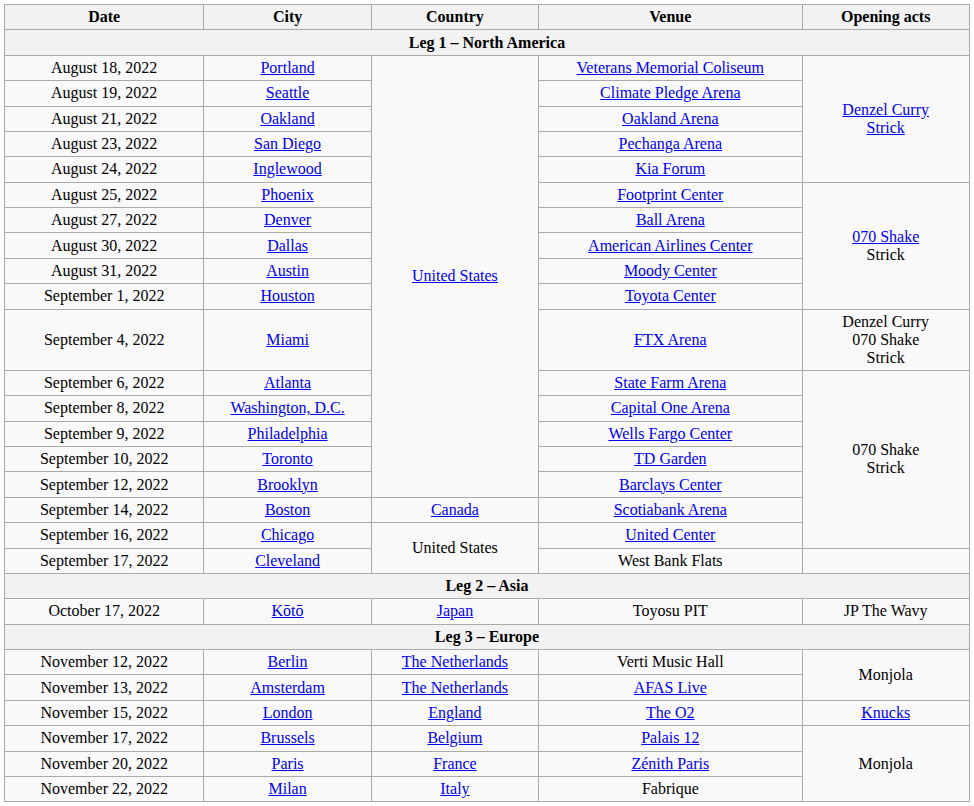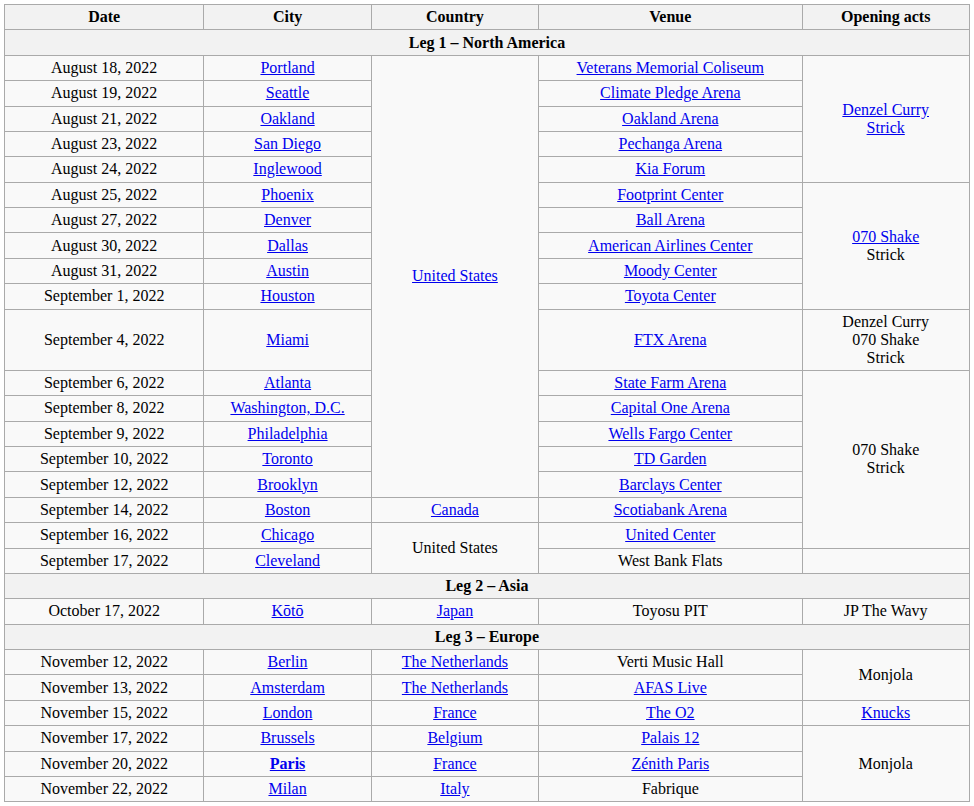(455, 712) England -> (455, 712) France
(288, 763) normal -> (288, 763) bold
